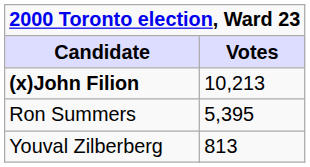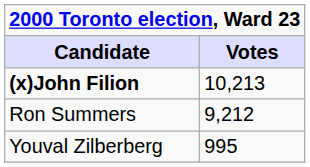(229, 114) 5,395 -> (229, 114) 9,212
(221, 146) 813 -> (221, 146) 995
